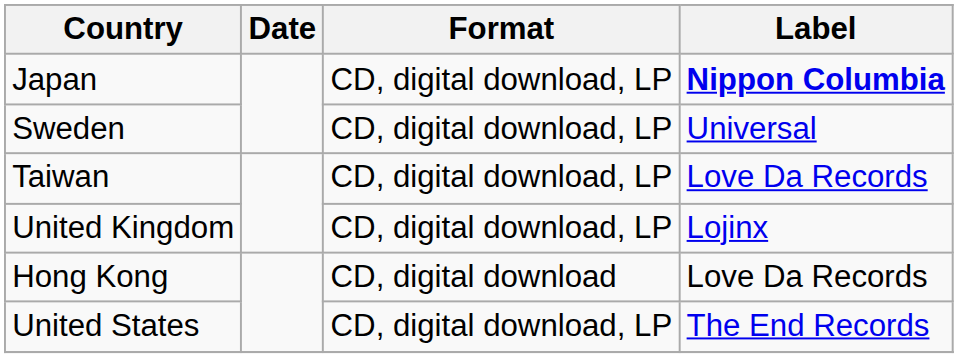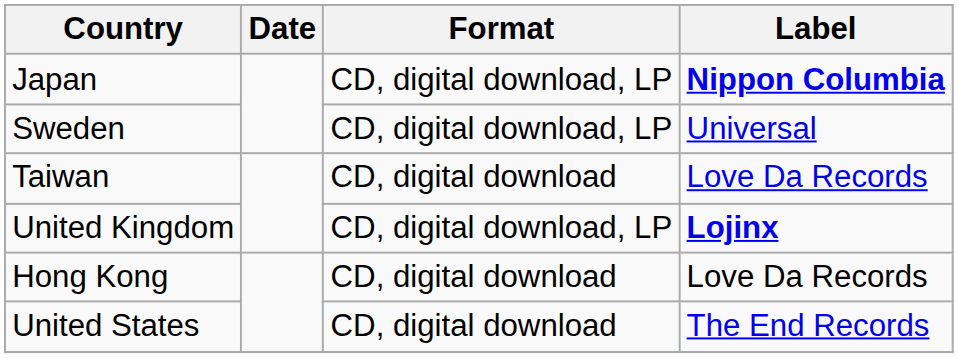(501, 177) CD, digital download, LP -> (474, 177) CD, digital download
(727, 227) normal -> (733, 227) bold
(501, 326) CD, digital download, LP -> (474, 326) CD, digital download
